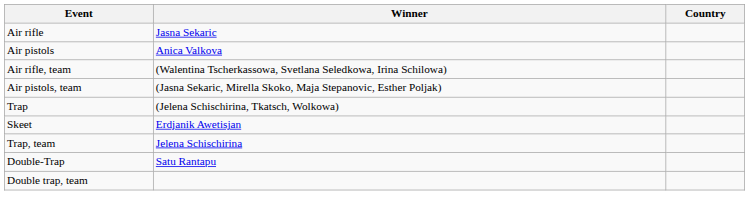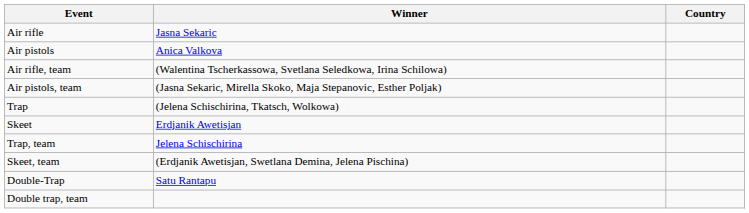+ row: (33, 162)
